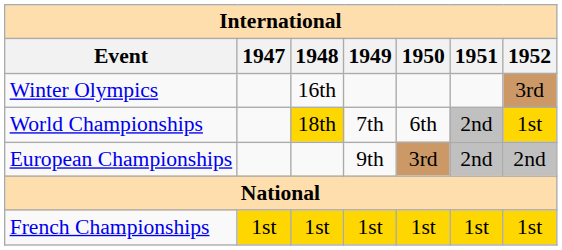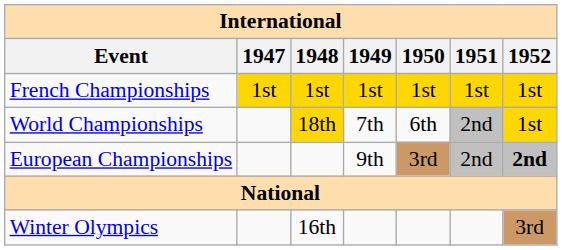rows swapped: (84, 90) <-> (110, 227)
(530, 158) normal -> (530, 158) bold
